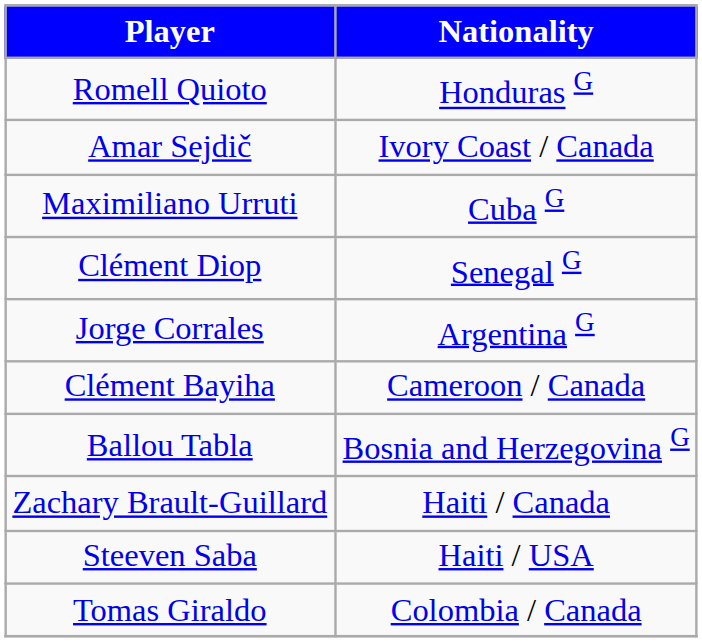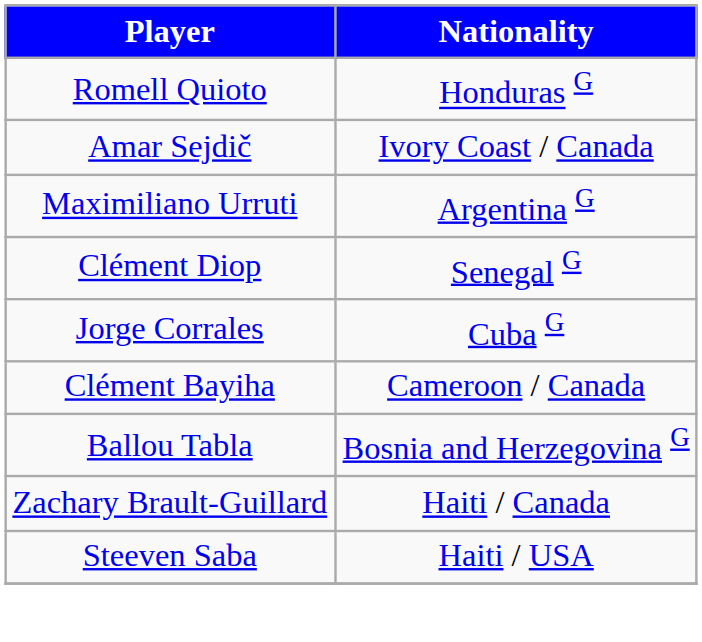(516, 204) Cuba G -> (516, 204) Argentina G
(516, 328) Argentina G -> (516, 328) Cuba G
- row: (170, 609)
